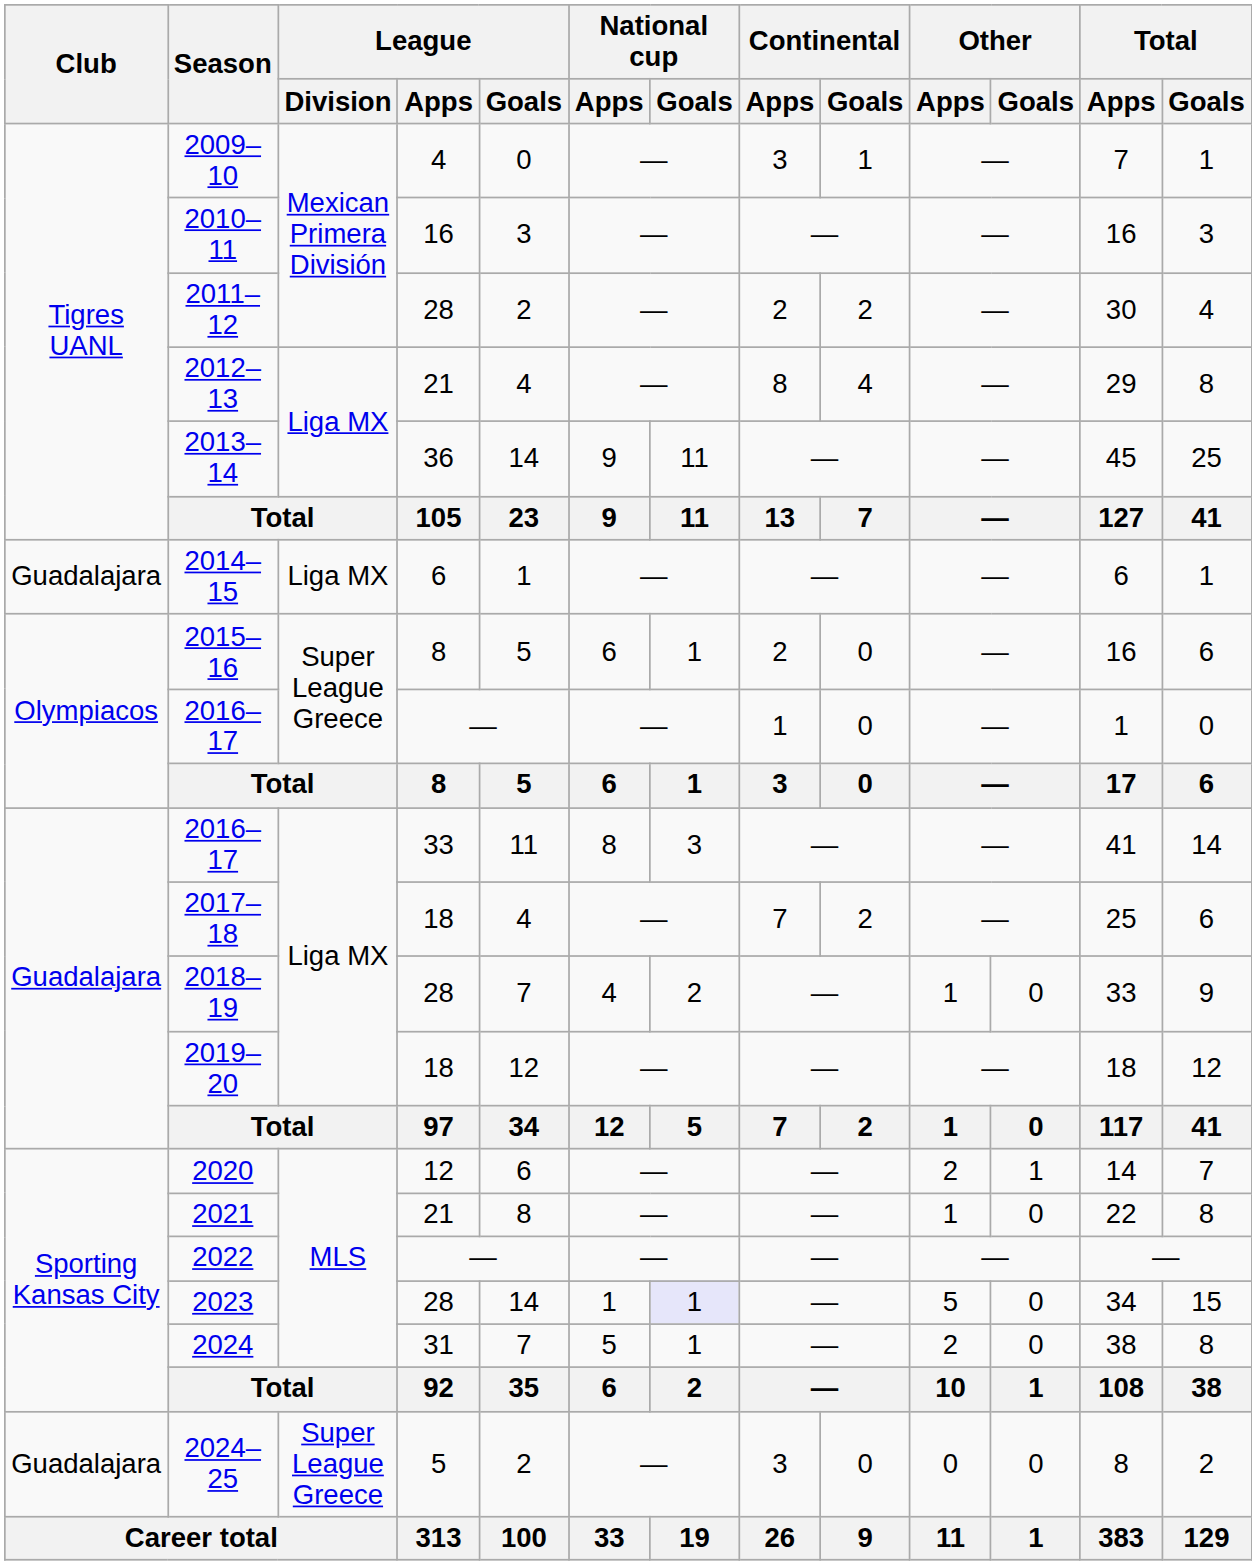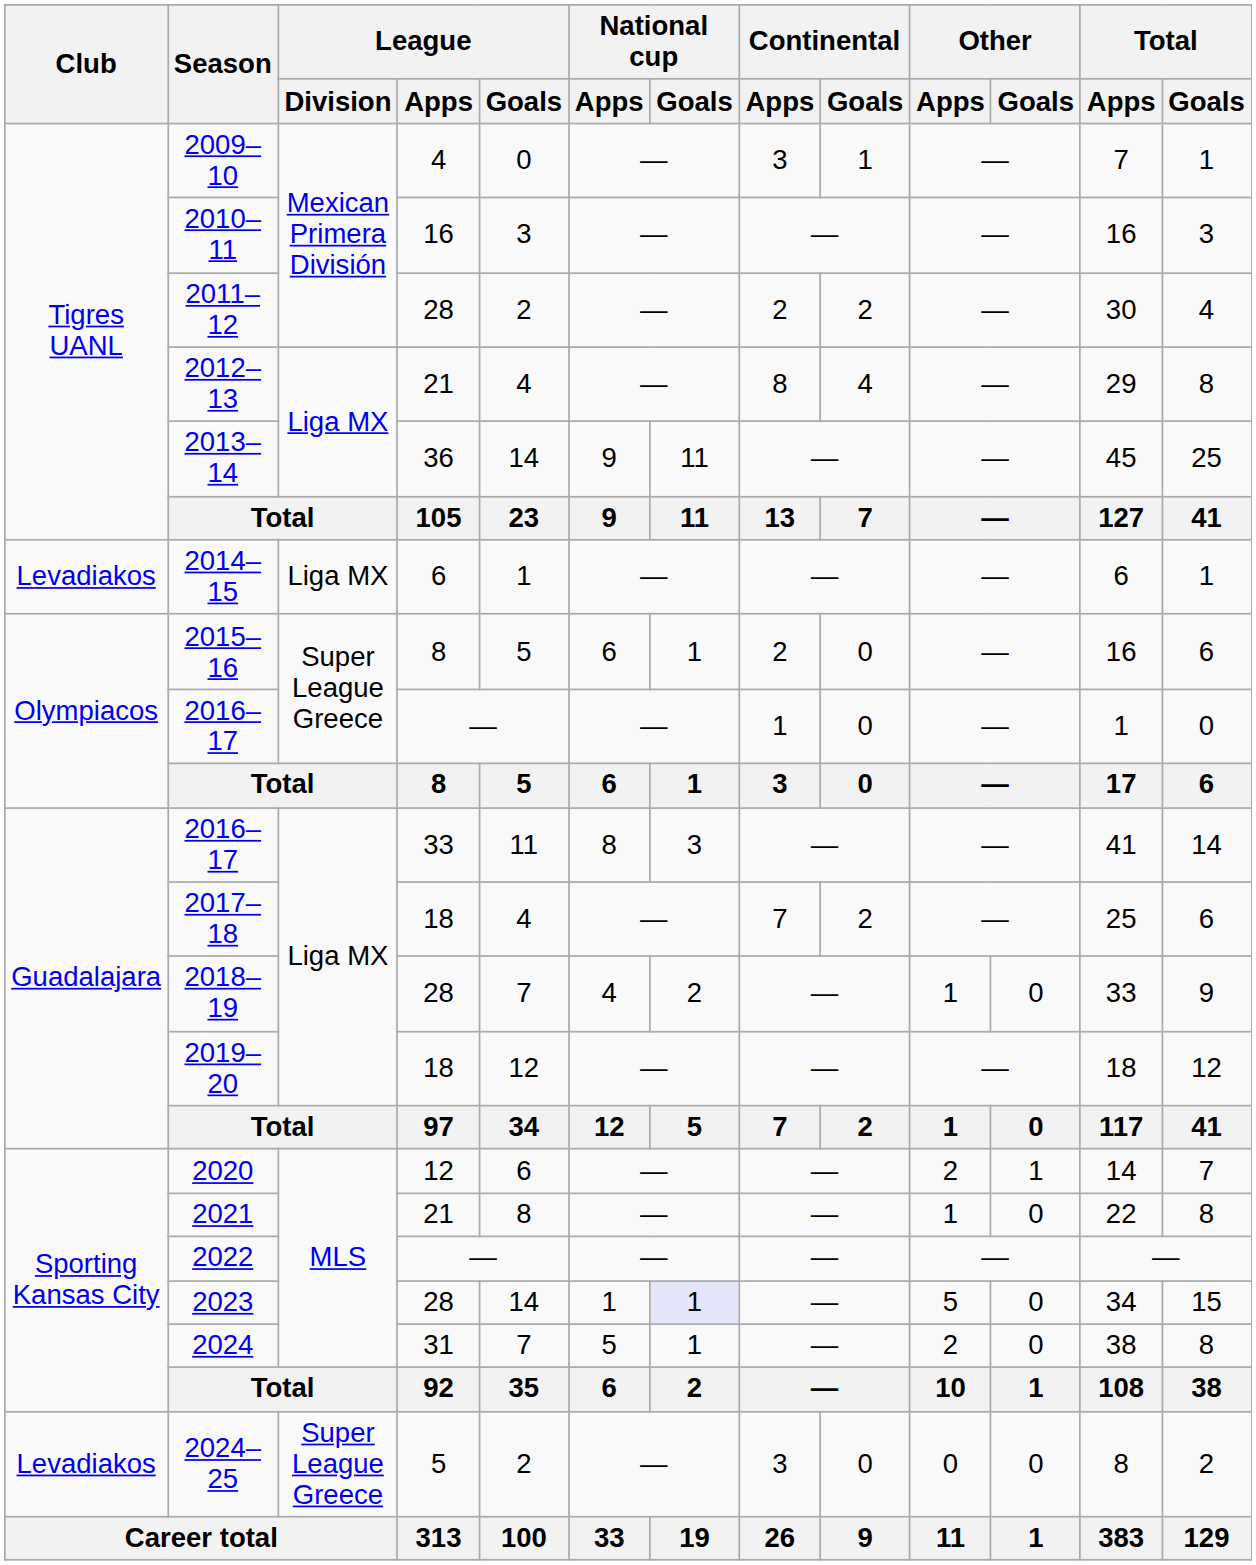(86, 576) Guadalajara -> (86, 576) Levadiakos
(86, 1463) Guadalajara -> (86, 1463) Levadiakos
